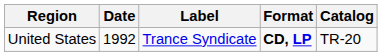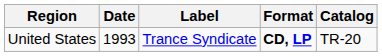(119, 39) 1992 -> (119, 39) 1993
